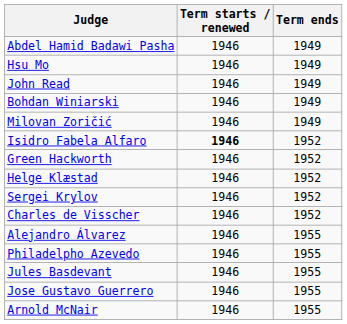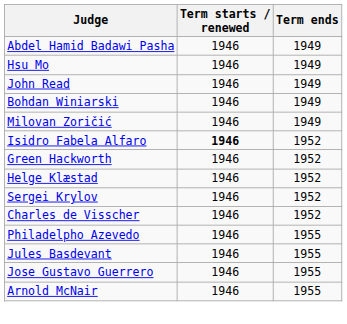- row: (66, 235)
